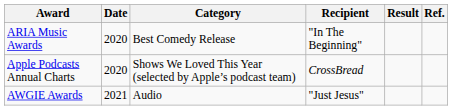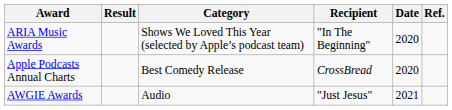columns swapped: (116, 13) <-> (403, 13)
(184, 38) Best Comedy Release -> (223, 38) Shows We Loved This Year (selected by Apple’s podcast team)
(214, 70) Shows We Loved This Year (selected by Apple’s podcast team) -> (192, 70) Best Comedy Release
